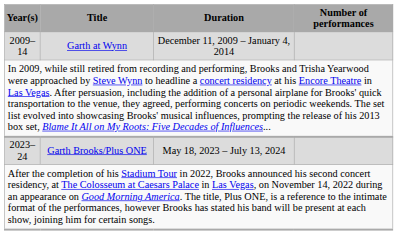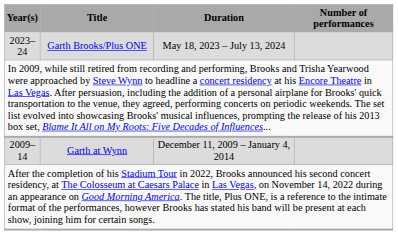rows swapped: (22, 46) <-> (22, 150)
